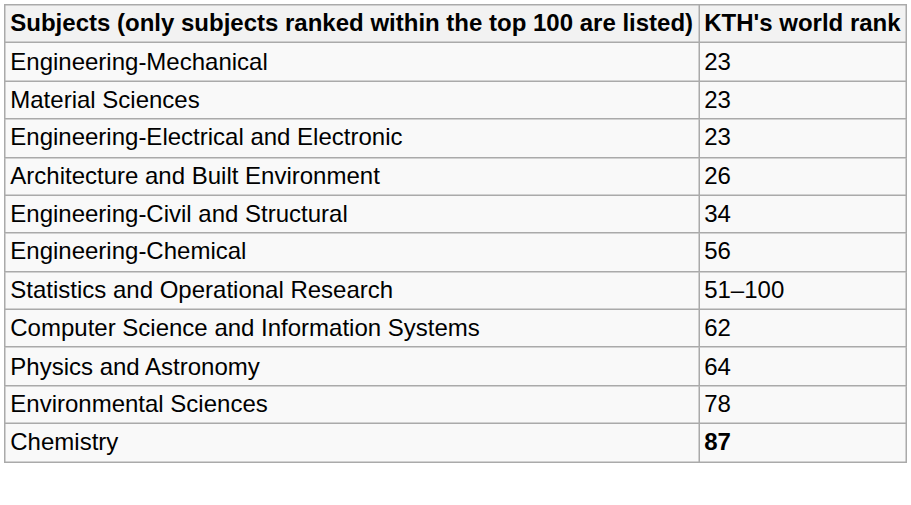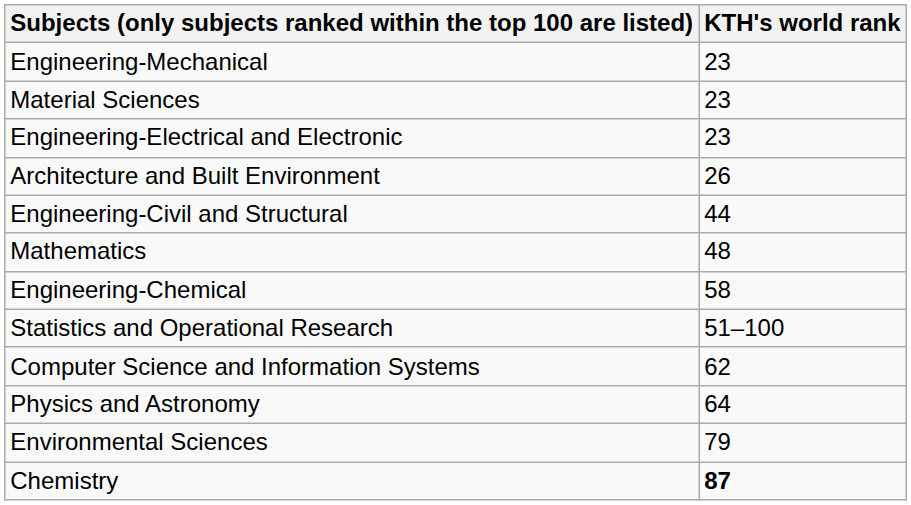(718, 213) 34 -> (718, 213) 44
+ row: (78, 251)
(718, 251) 56 -> (718, 289) 58
(718, 404) 78 -> (718, 442) 79
